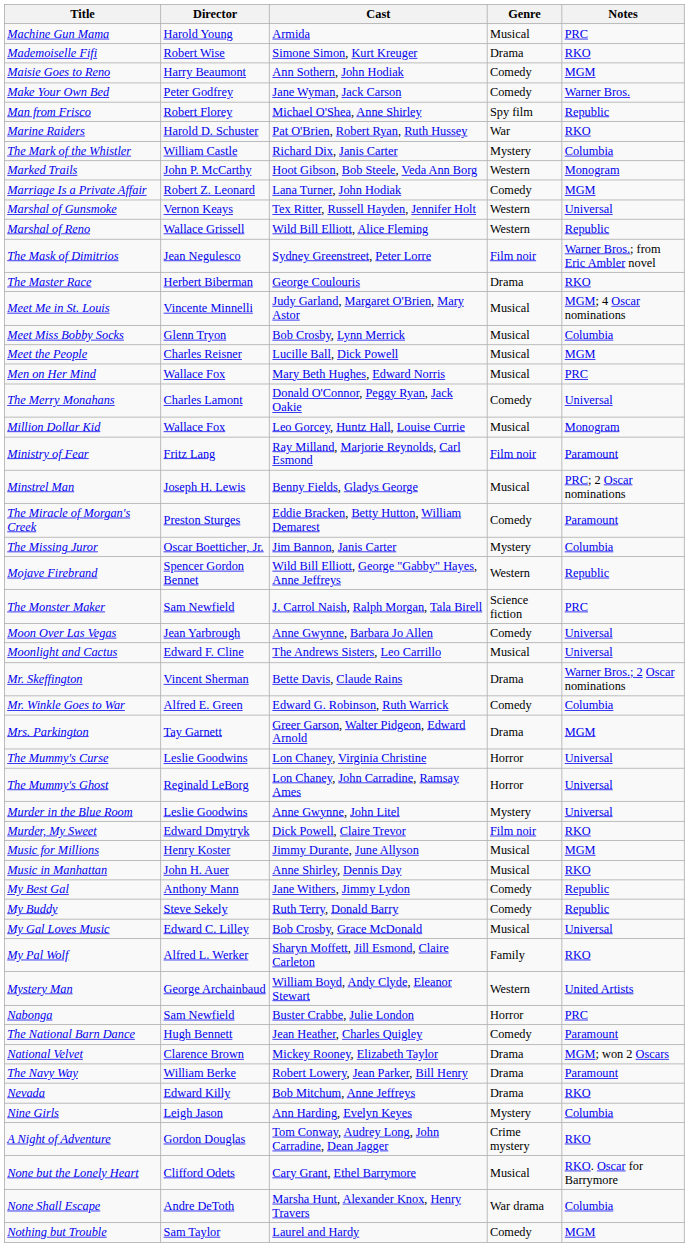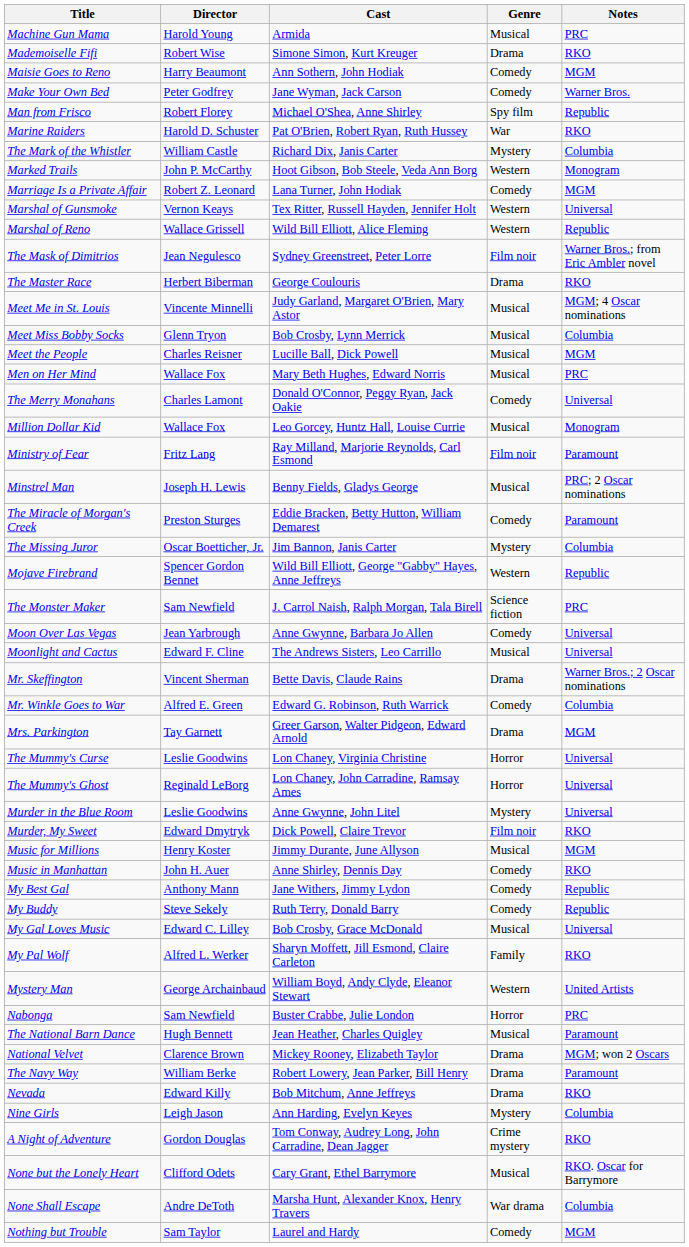(510, 870) Musical -> (511, 870) Comedy
(511, 1034) Comedy -> (510, 1034) Musical
